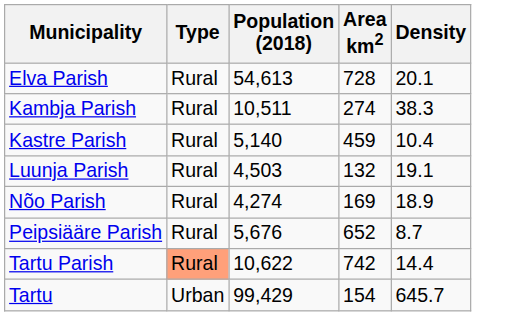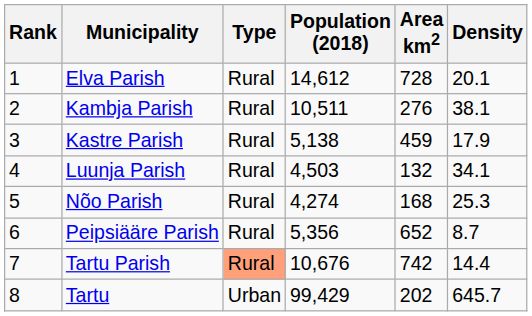+ column: (33, 33)
(263, 78) 54,613 -> (320, 78) 14,612
(359, 109) 274 -> (416, 109) 276
(415, 109) 38.3 -> (471, 109) 38.1
(258, 140) 5,140 -> (314, 140) 5,138
(415, 140) 10.4 -> (471, 140) 17.9
(415, 171) 19.1 -> (471, 171) 34.1
(359, 202) 169 -> (416, 202) 168
(415, 202) 18.9 -> (471, 202) 25.3
(258, 232) 5,676 -> (314, 232) 5,356
(263, 263) 10,622 -> (320, 263) 10,676
(359, 294) 154 -> (416, 294) 202
